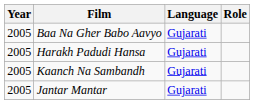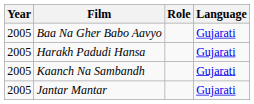columns swapped: (235, 14) <-> (193, 14)
